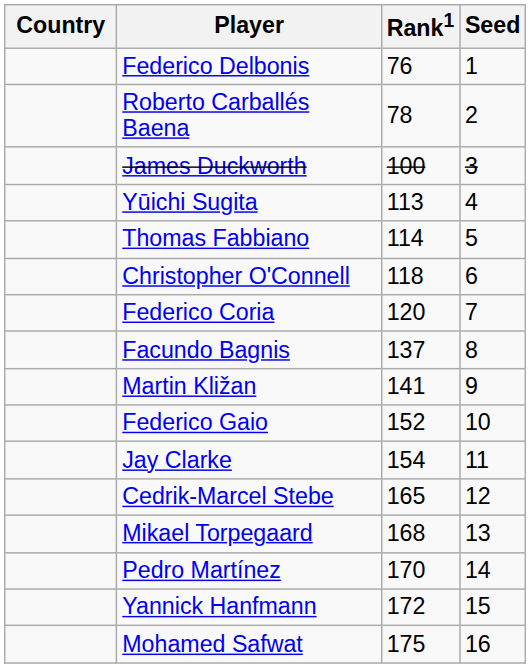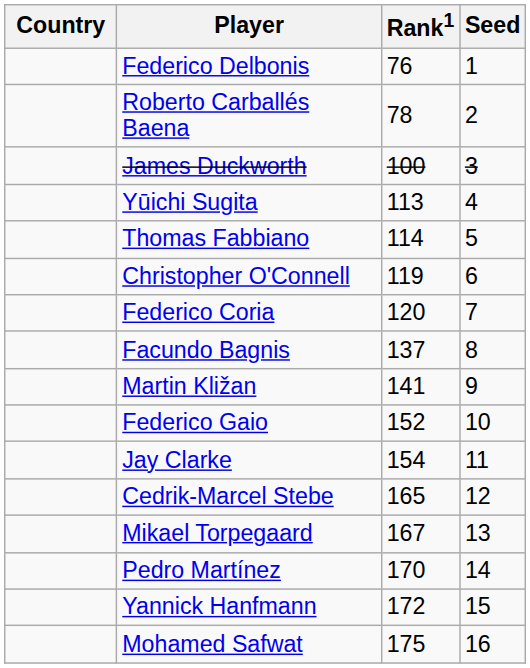(405, 276) 118 -> (405, 276) 119
(406, 533) 168 -> (406, 533) 167
